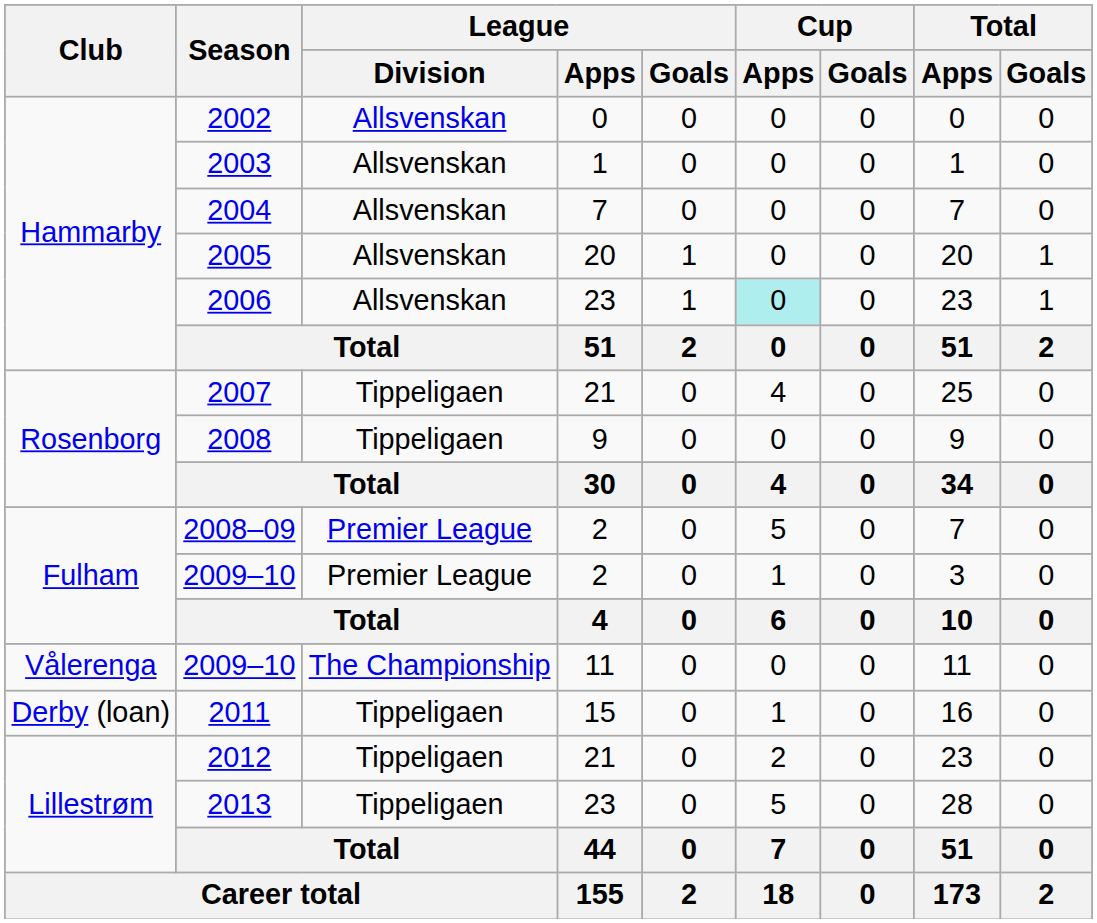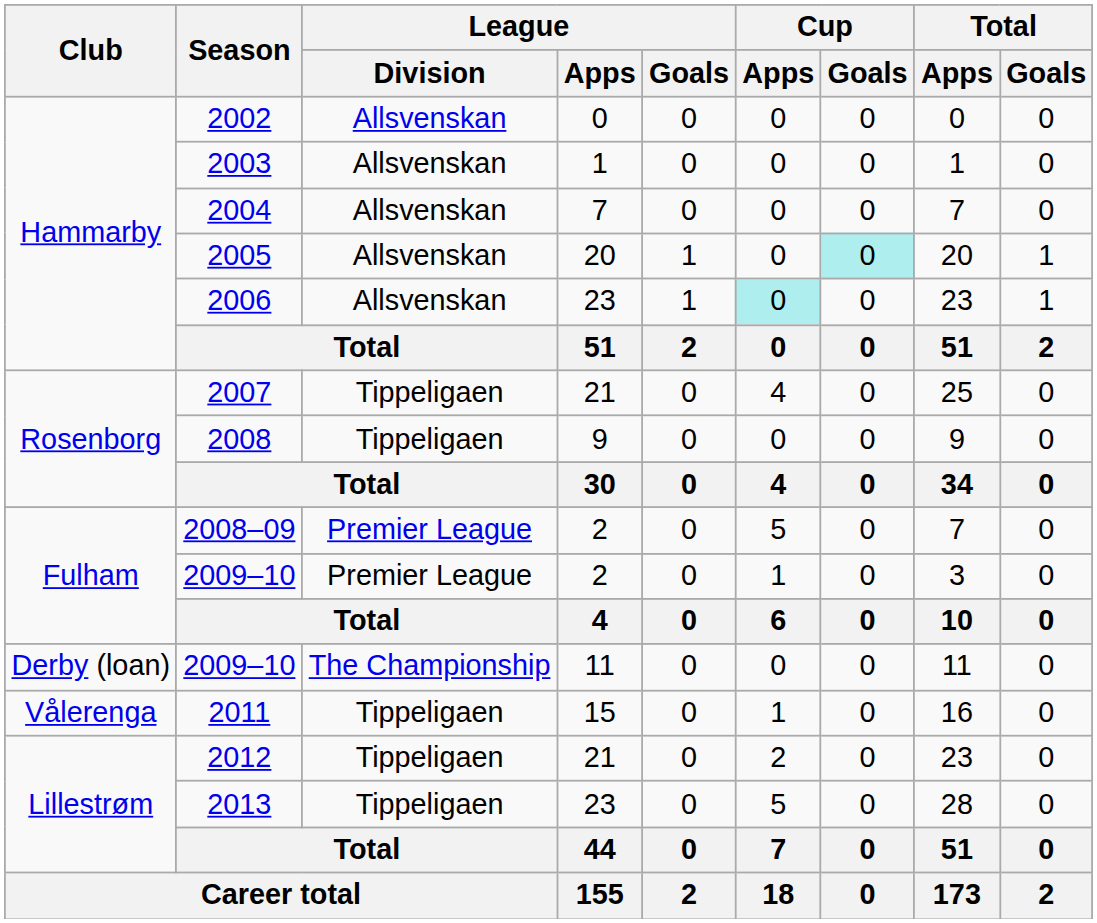(868, 255) no background -> (868, 255) paleturquoise background
(91, 666) Vålerenga -> (91, 666) Derby (loan)
(91, 712) Derby (loan) -> (91, 712) Vålerenga
